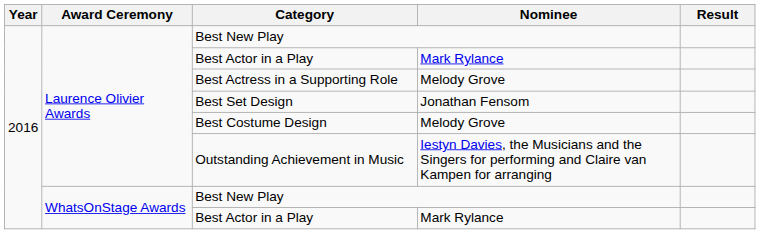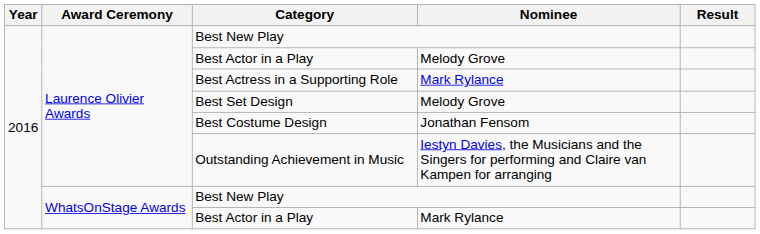(462, 58) Mark Rylance -> (463, 58) Melody Grove
(463, 79) Melody Grove -> (462, 79) Mark Rylance
(475, 101) Jonathan Fensom -> (463, 101) Melody Grove
(463, 123) Melody Grove -> (475, 123) Jonathan Fensom
